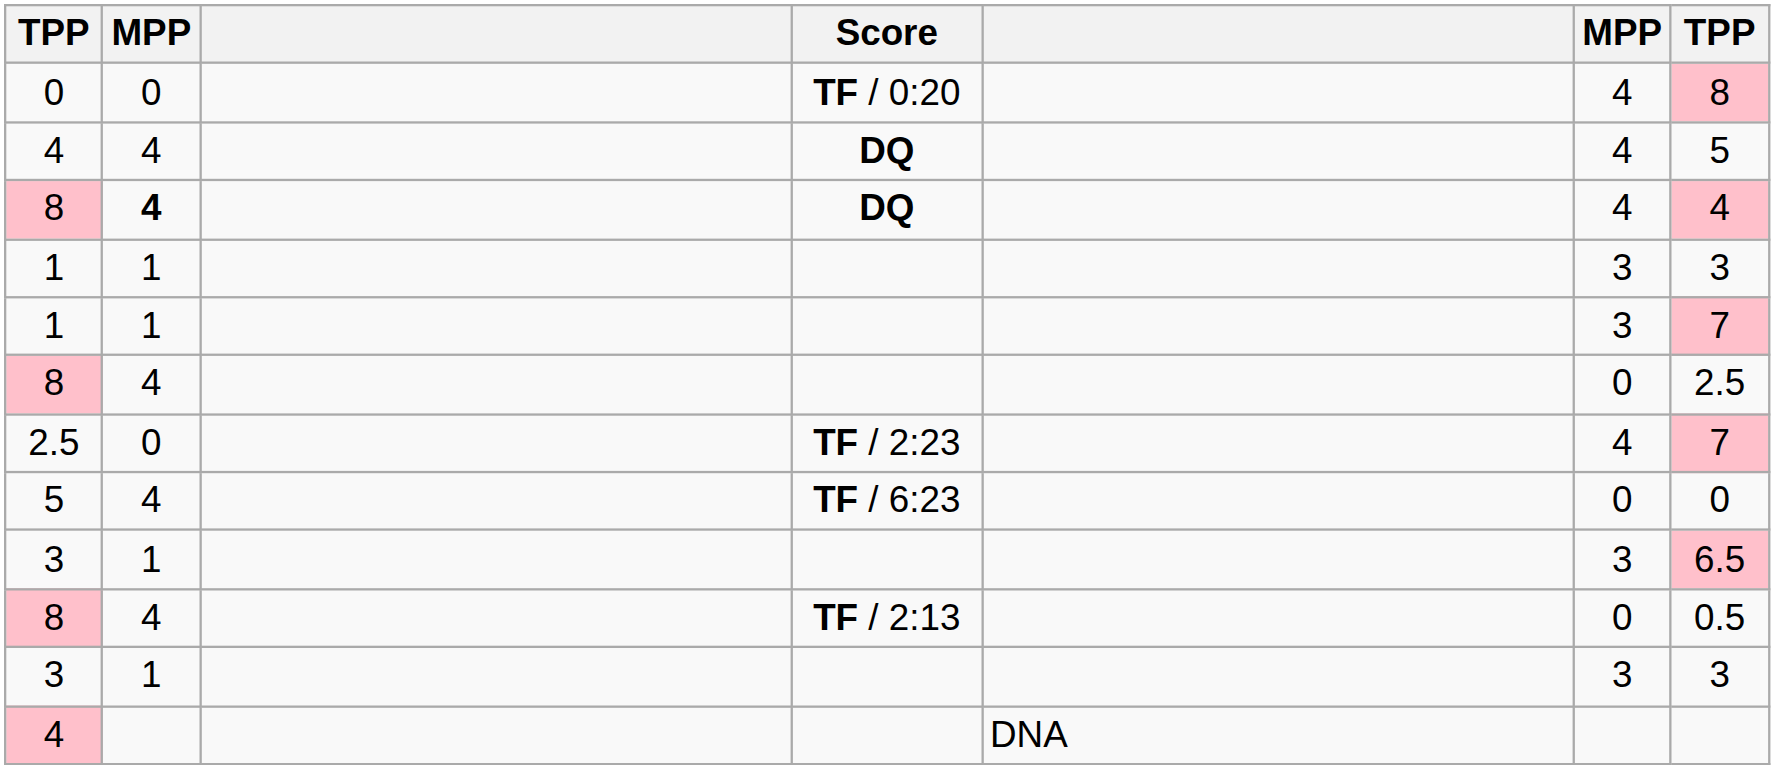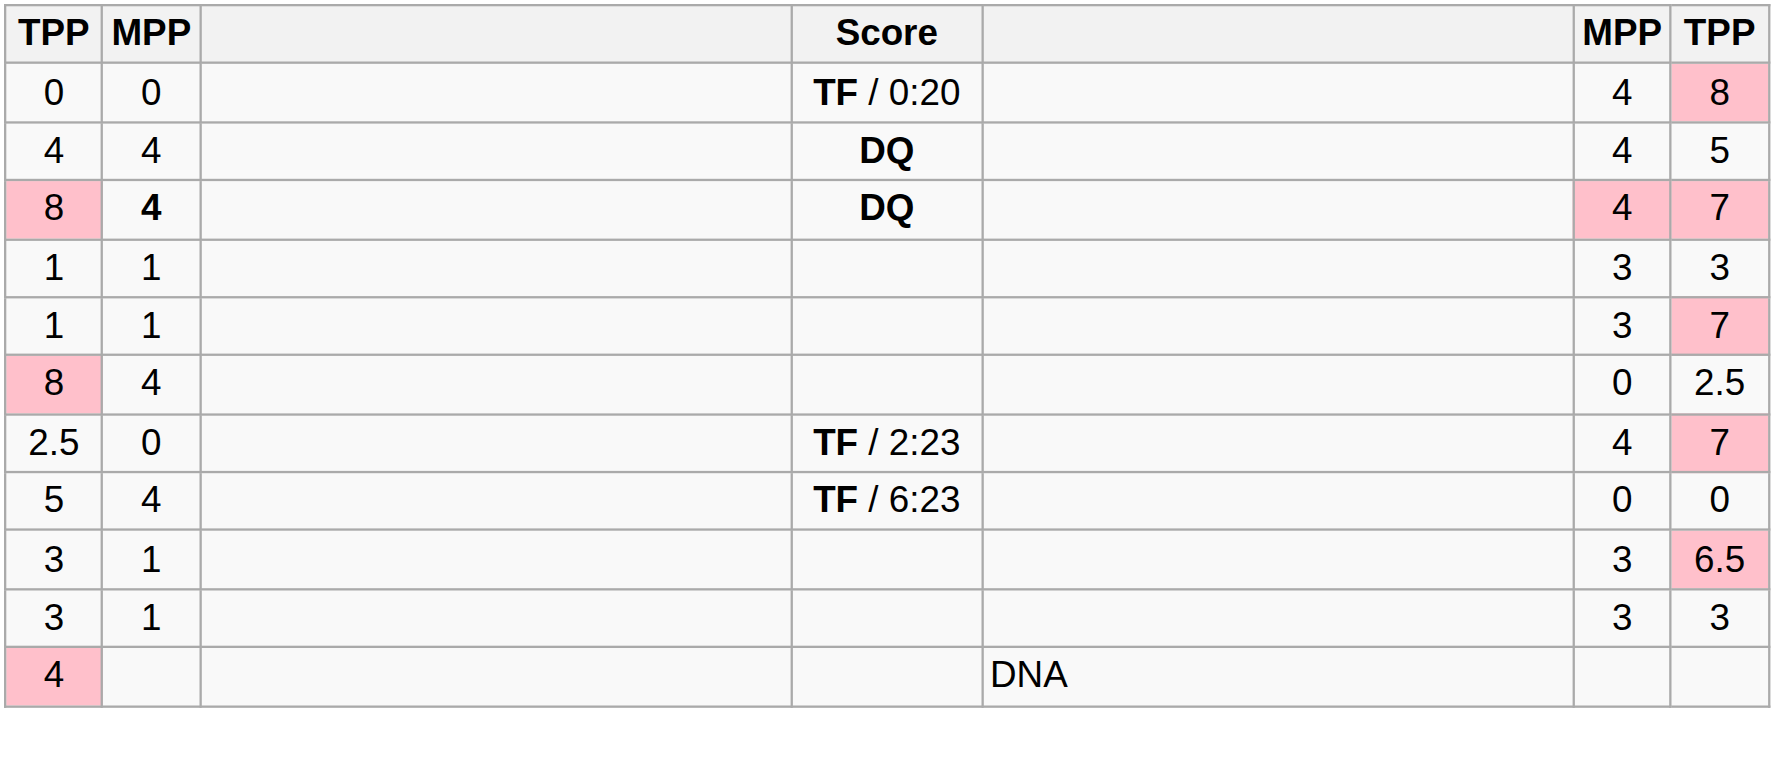(1622, 208) no background -> (1622, 208) pink background
(1720, 208) 4 -> (1720, 208) 7
- row: (54, 617)
